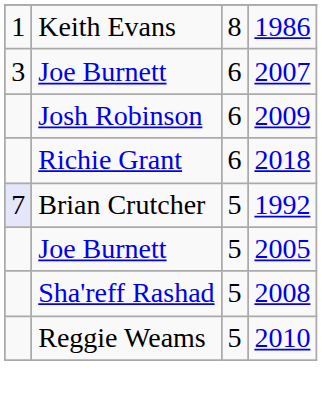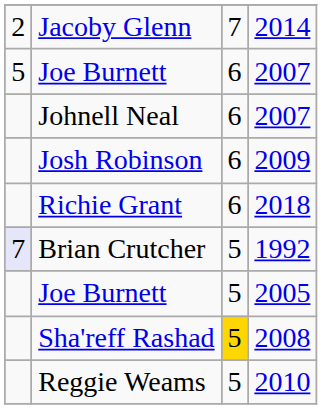- row: (107, 26)
+ row: (115, 26)
(18, 71) 3 -> (18, 71) 5
+ row: (109, 115)
(235, 293) no background -> (235, 337) gold background
